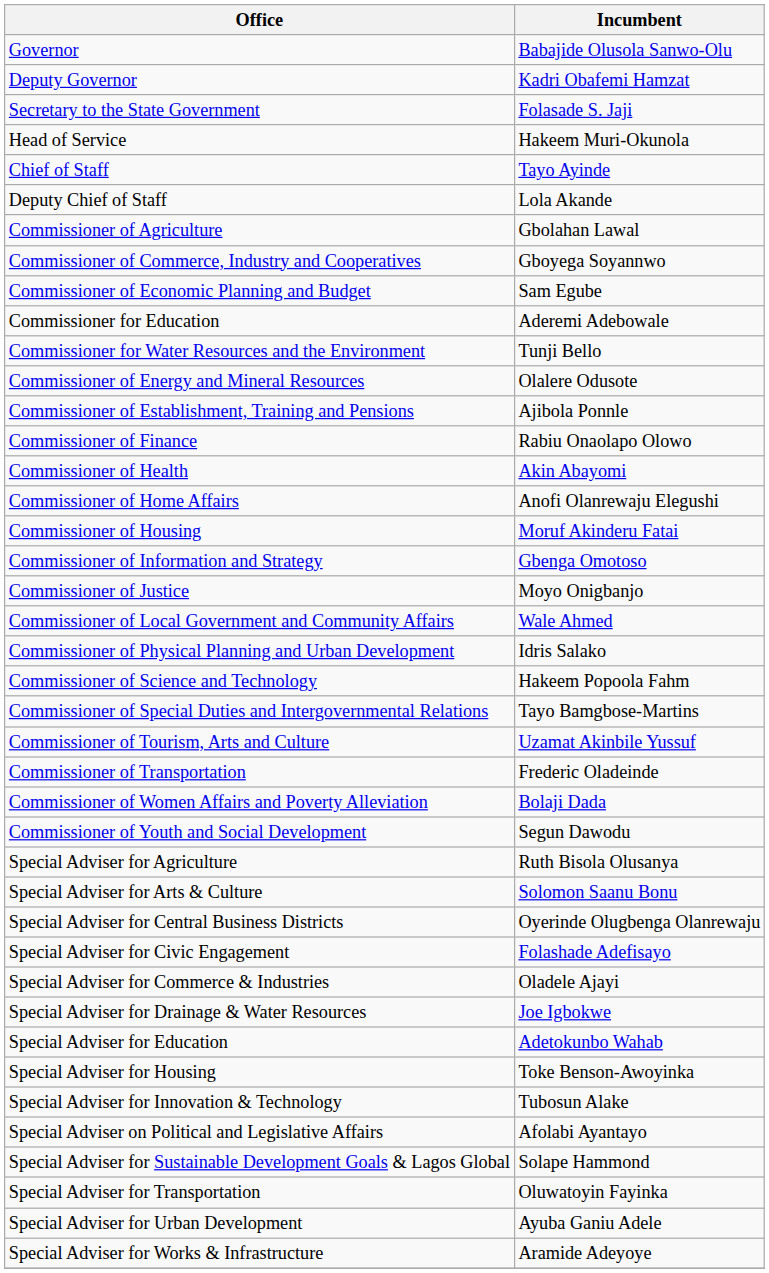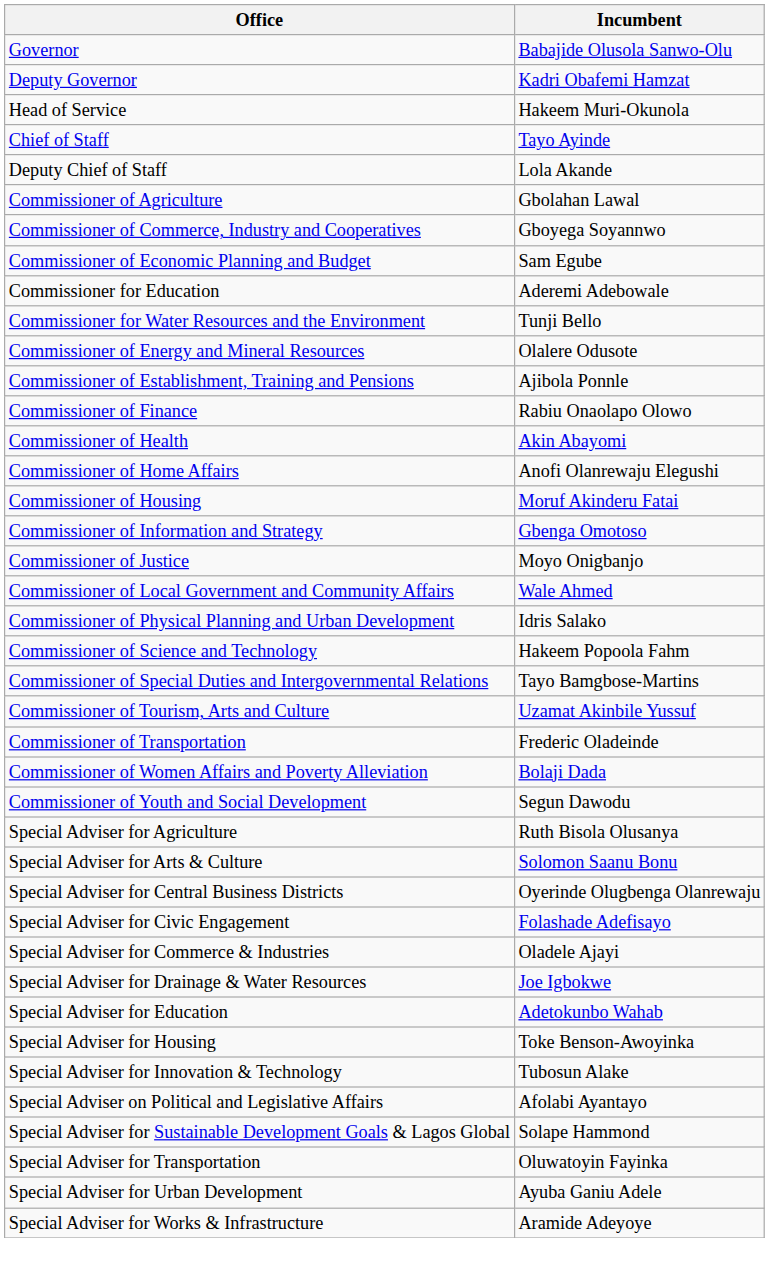- row: (134, 109)
